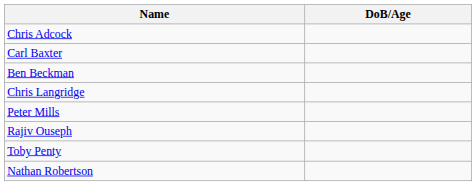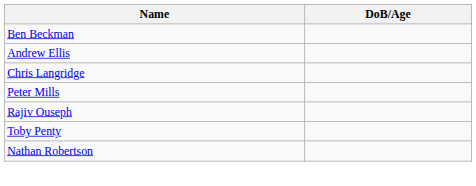- row: (40, 34)
- row: (35, 53)
+ row: (39, 53)
